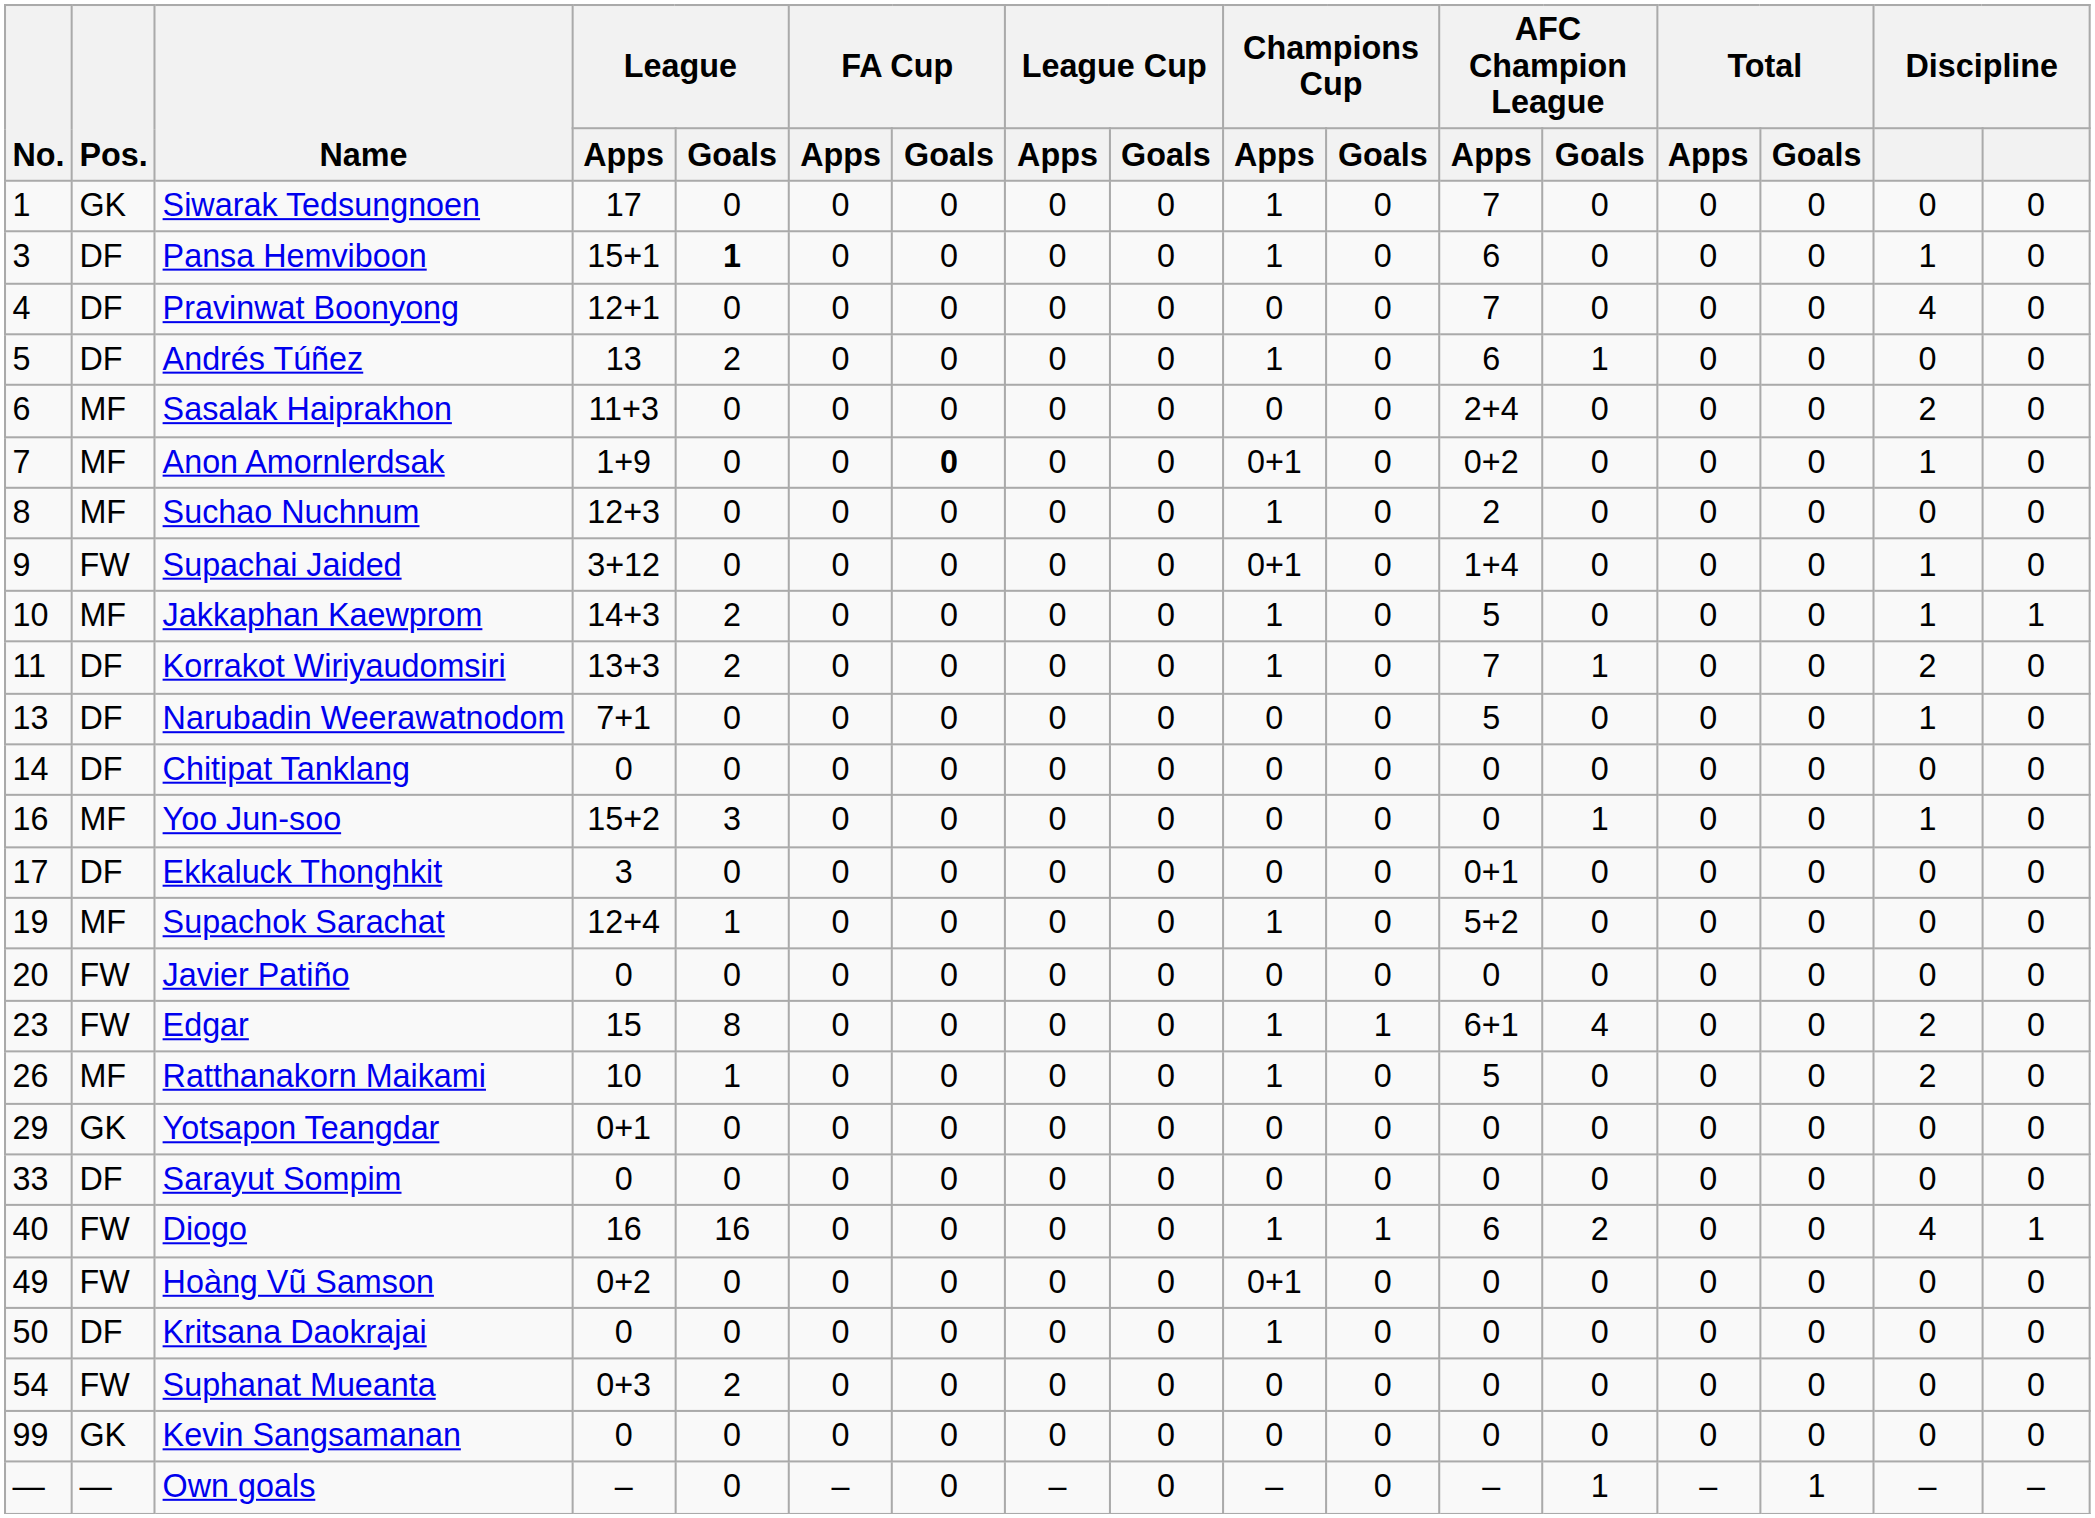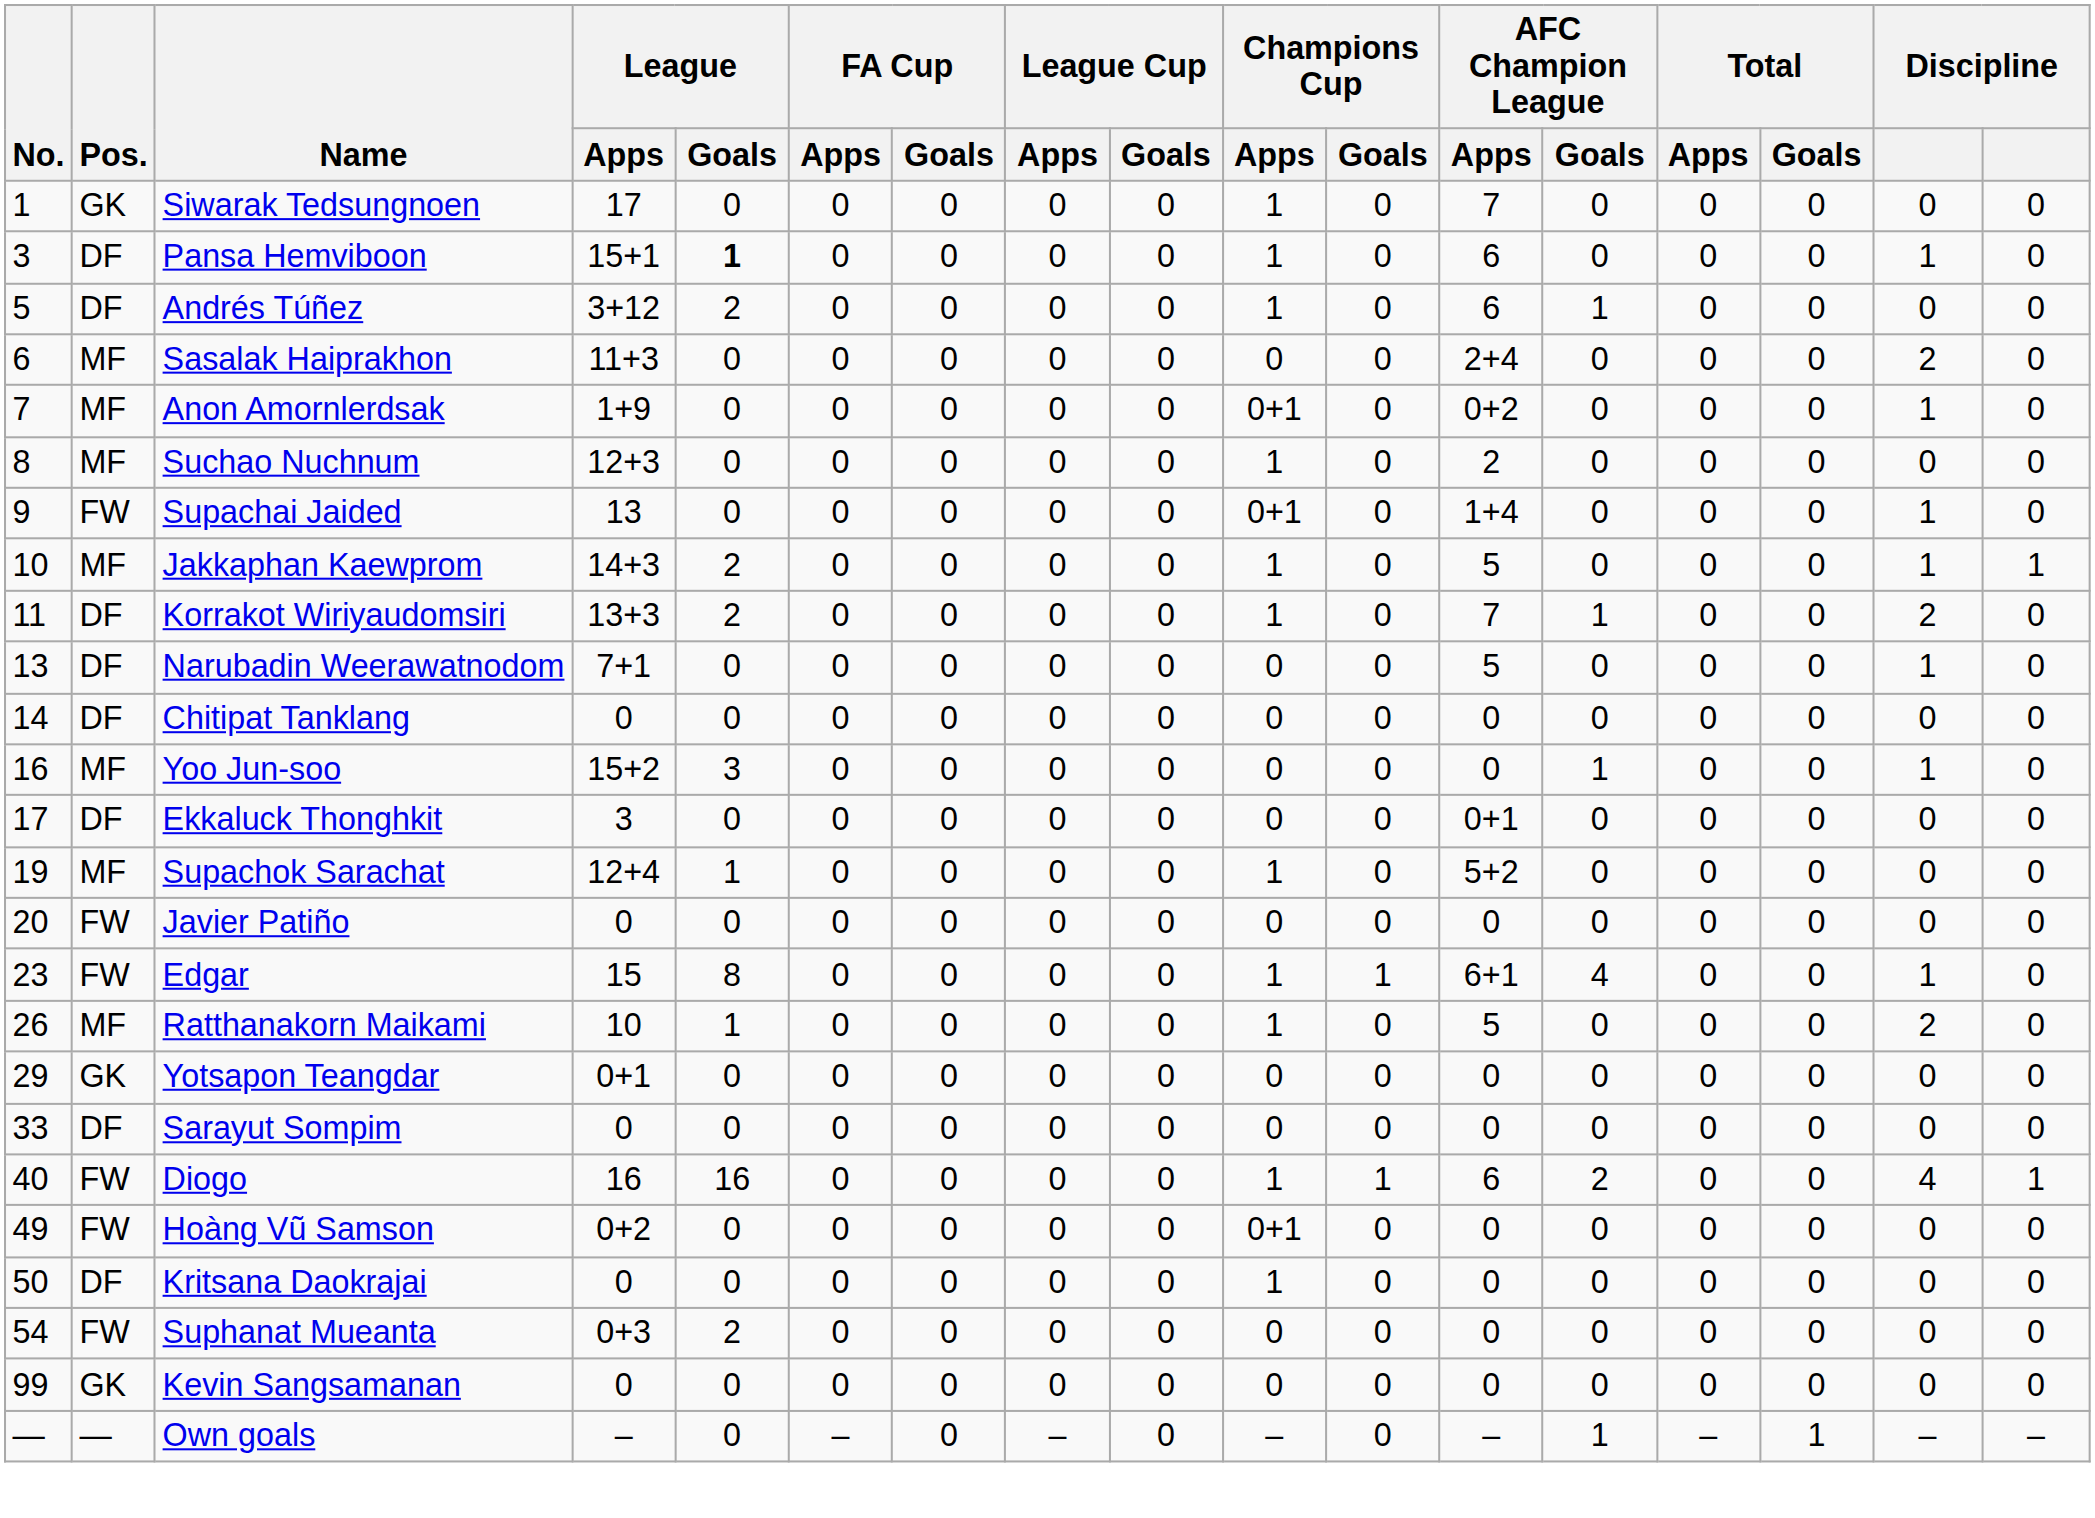- row: (311, 307)
(624, 359) 13 -> (624, 307) 3+12
(949, 461) bold -> (949, 410) normal
(624, 564) 3+12 -> (624, 512) 13
(1928, 1025) 2 -> (1928, 974) 1
